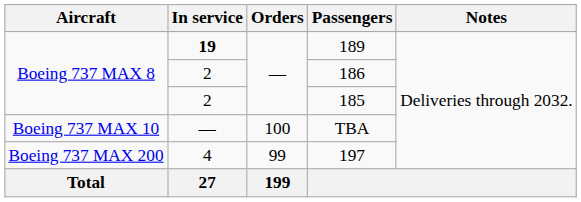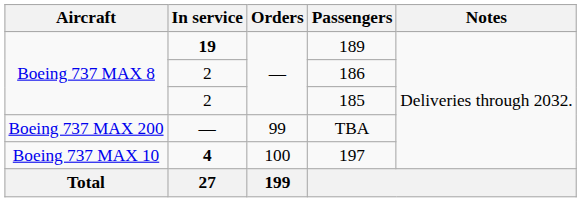(86, 127) Boeing 737 MAX 10 -> (86, 127) Boeing 737 MAX 200
(277, 127) 100 -> (277, 127) 99
(86, 155) Boeing 737 MAX 200 -> (86, 155) Boeing 737 MAX 10
(207, 155) normal -> (207, 155) bold
(277, 155) 99 -> (277, 155) 100
